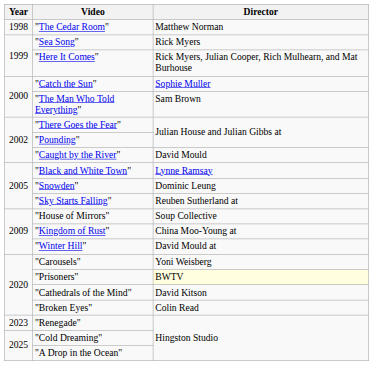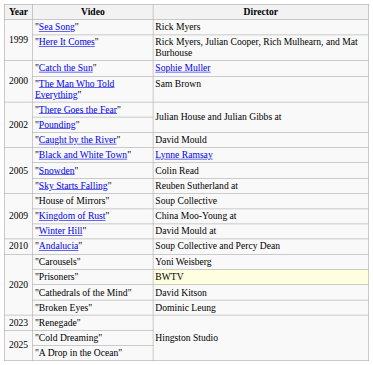- row: (72, 27)
(186, 185) Dominic Leung -> (177, 170) Colin Read
+ row: (59, 246)
(177, 307) Colin Read -> (186, 307) Dominic Leung
